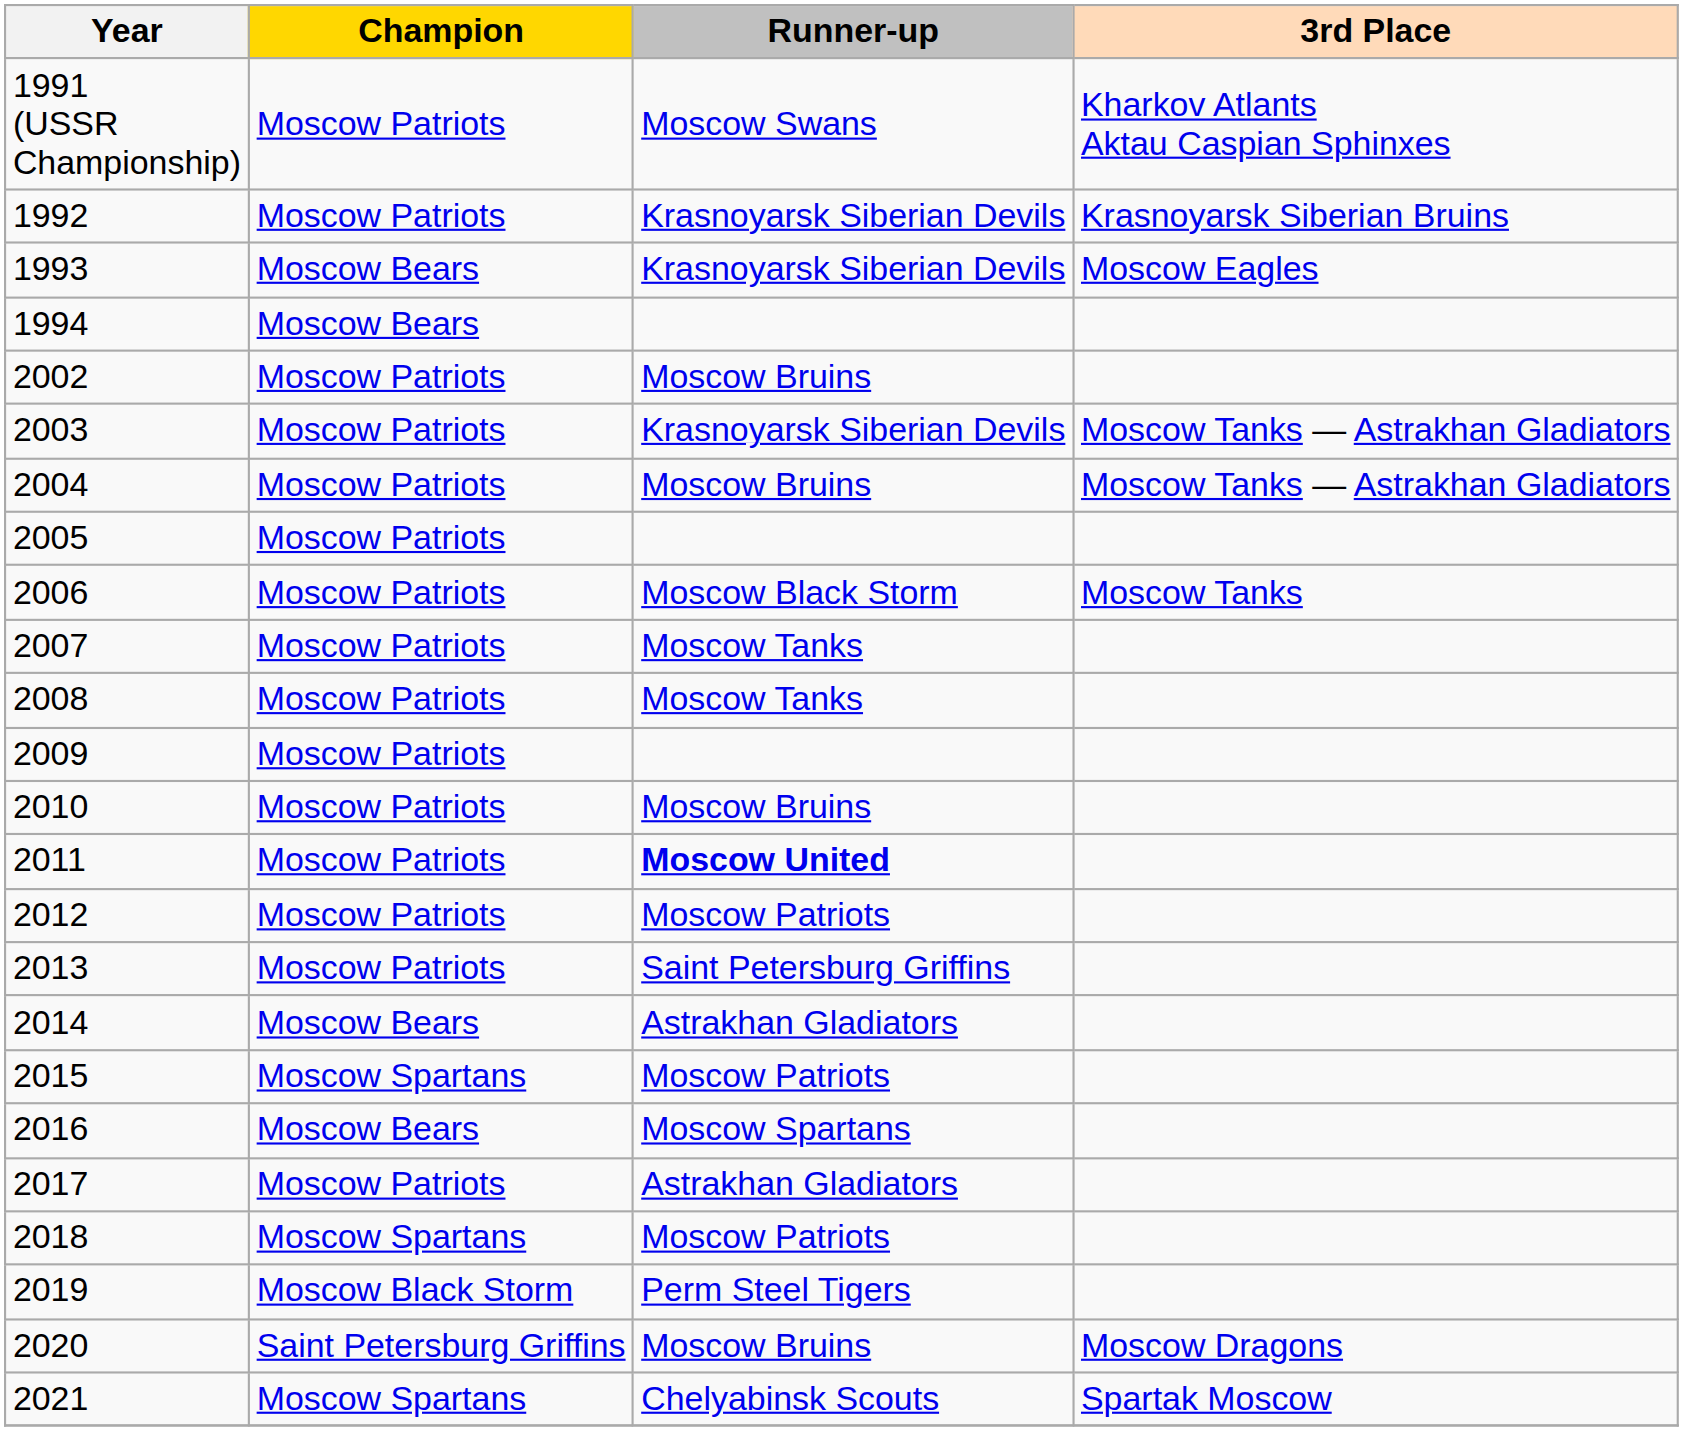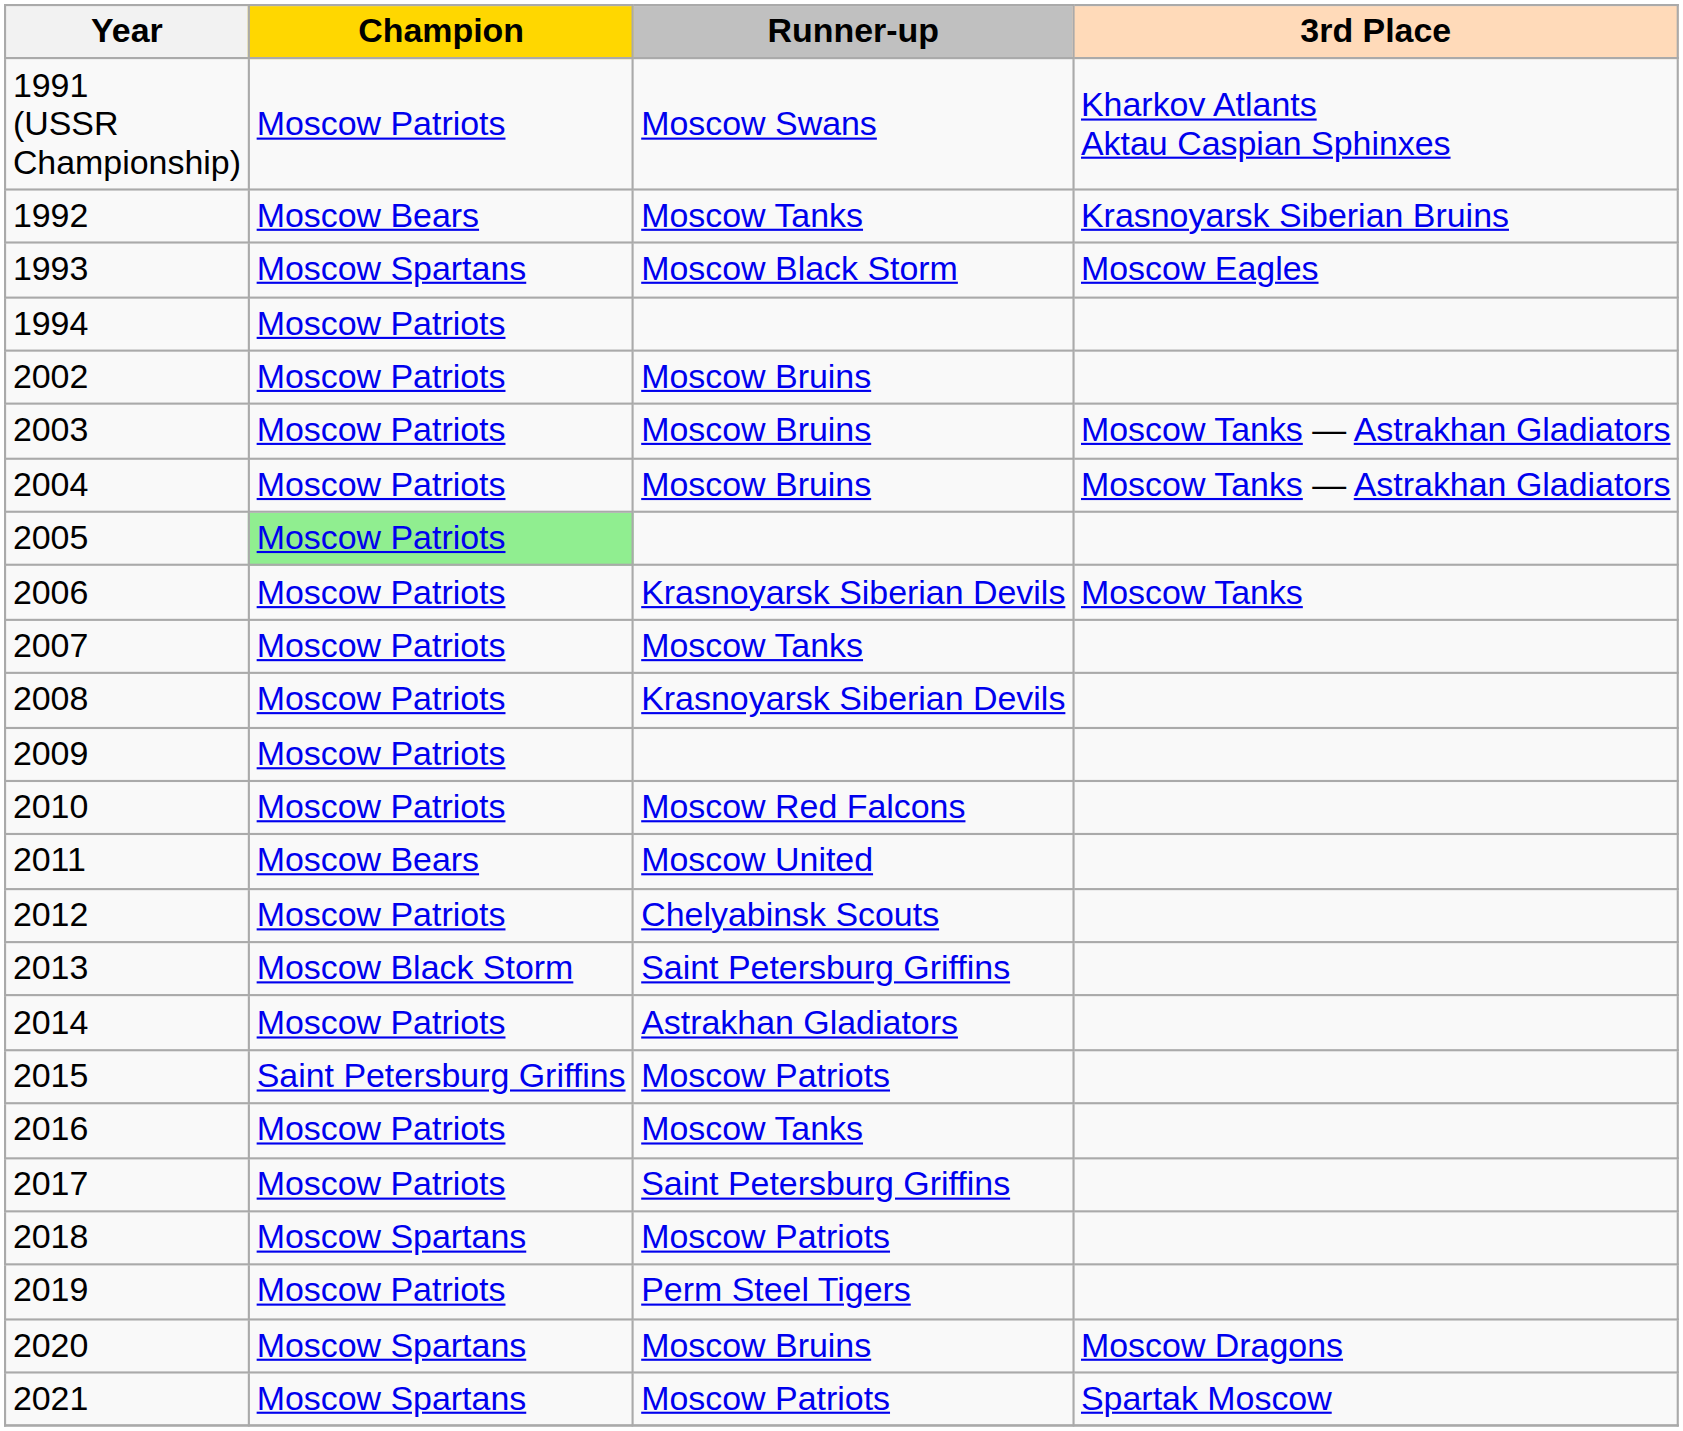(381, 215) Moscow Patriots -> (368, 215) Moscow Bears
(853, 215) Krasnoyarsk Siberian Devils -> (752, 215) Moscow Tanks
(368, 269) Moscow Bears -> (391, 269) Moscow Spartans
(853, 269) Krasnoyarsk Siberian Devils -> (800, 269) Moscow Black Storm
(368, 322) Moscow Bears -> (381, 322) Moscow Patriots
(853, 430) Krasnoyarsk Siberian Devils -> (756, 430) Moscow Bruins
(381, 538) no background -> (381, 538) lightgreen background
(800, 591) Moscow Black Storm -> (853, 591) Krasnoyarsk Siberian Devils
(752, 699) Moscow Tanks -> (853, 699) Krasnoyarsk Siberian Devils
(756, 807) Moscow Bruins -> (803, 807) Moscow Red Falcons
(381, 860) Moscow Patriots -> (368, 860) Moscow Bears
(766, 860) bold -> (757, 860) normal
(766, 914) Moscow Patriots -> (790, 914) Chelyabinsk Scouts
(381, 968) Moscow Patriots -> (415, 968) Moscow Black Storm
(368, 1022) Moscow Bears -> (381, 1022) Moscow Patriots
(391, 1076) Moscow Spartans -> (441, 1076) Saint Petersburg Griffins
(368, 1129) Moscow Bears -> (381, 1129) Moscow Patriots
(776, 1129) Moscow Spartans -> (752, 1129) Moscow Tanks
(800, 1183) Astrakhan Gladiators -> (826, 1183) Saint Petersburg Griffins
(415, 1291) Moscow Black Storm -> (381, 1291) Moscow Patriots
(441, 1345) Saint Petersburg Griffins -> (391, 1345) Moscow Spartans
(790, 1398) Chelyabinsk Scouts -> (766, 1398) Moscow Patriots
